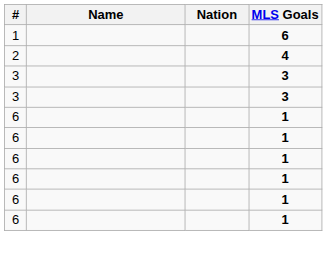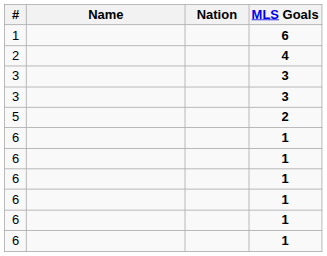+ row: (16, 117)
